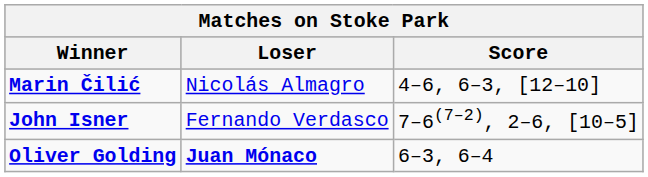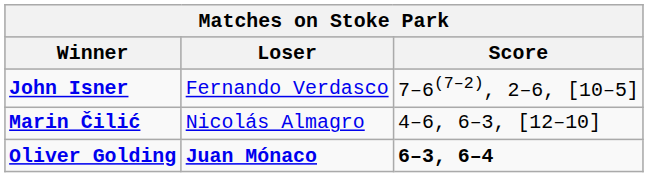rows swapped: (69, 121) <-> (75, 86)
(446, 156) normal -> (446, 156) bold
